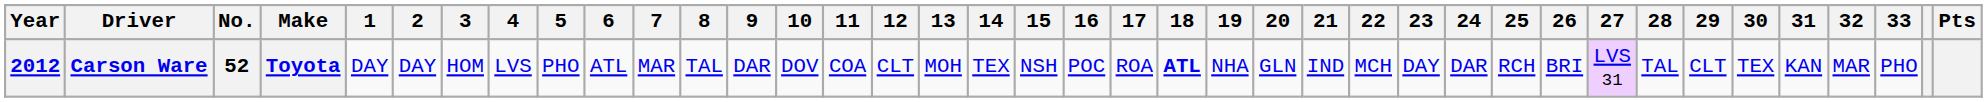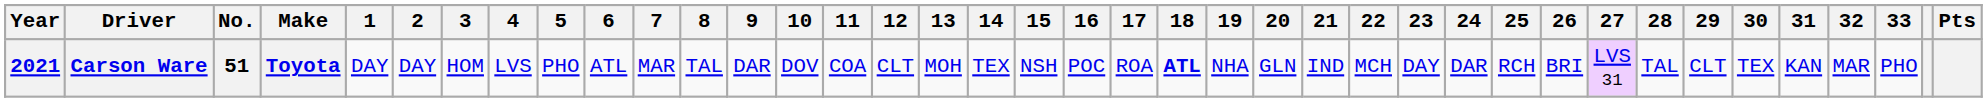(35, 67) 2012 -> (35, 67) 2021
(237, 67) 52 -> (237, 67) 51
